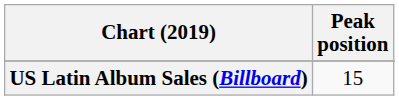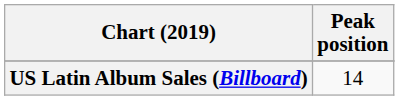(353, 77) 15 -> (353, 77) 14
